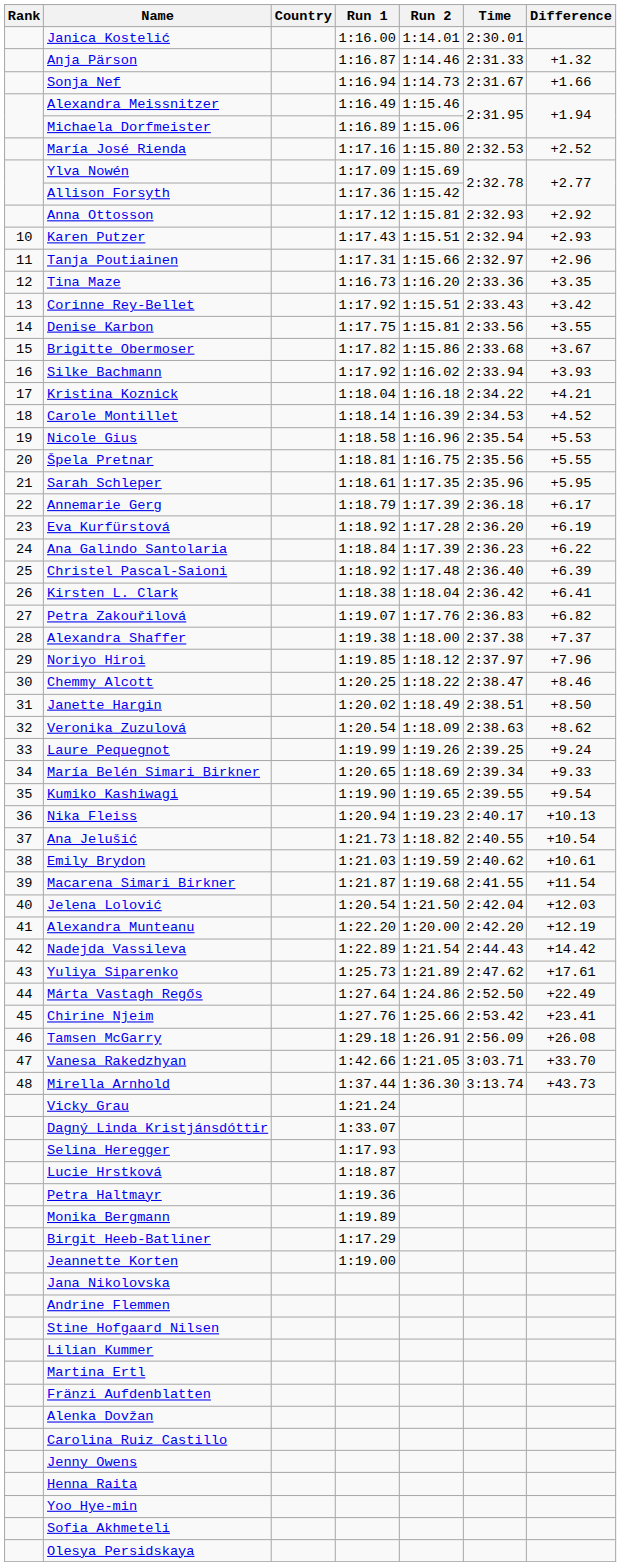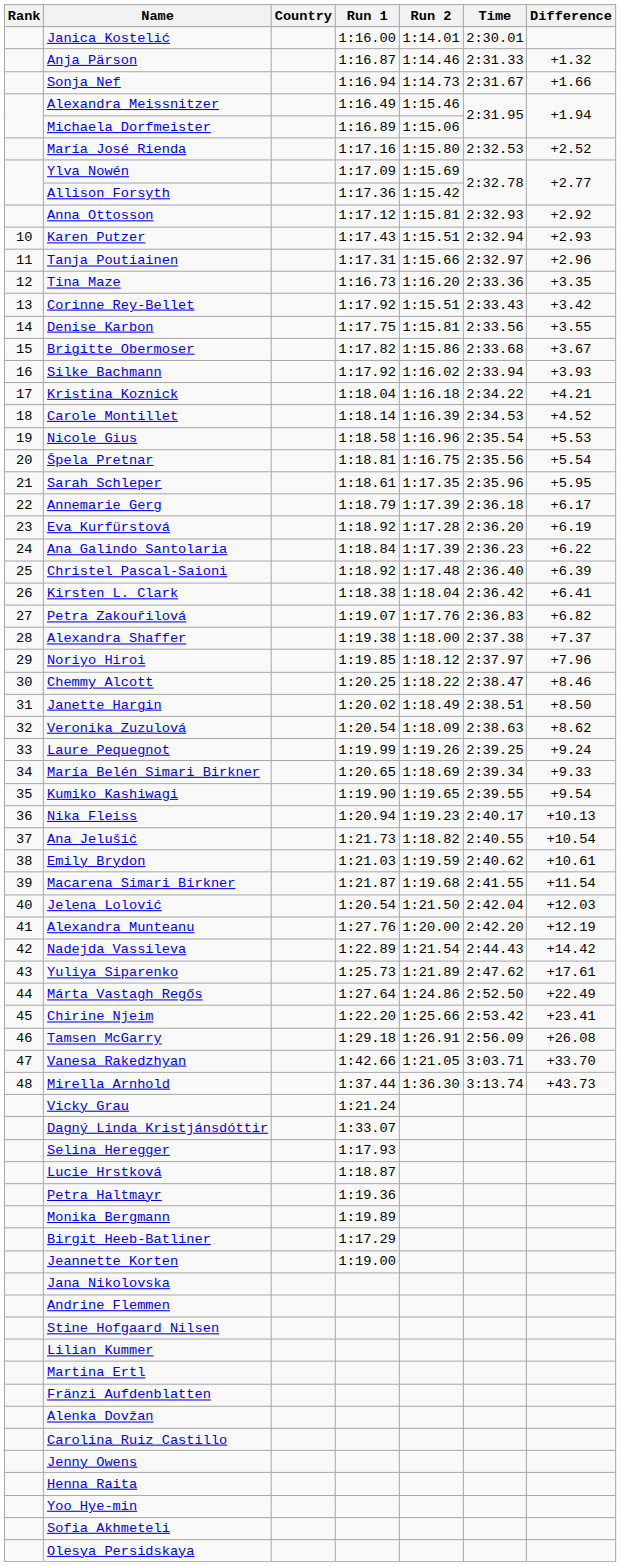(571, 461) +5.55 -> (571, 461) +5.54
(367, 928) 1:22.20 -> (367, 928) 1:27.76
(367, 1017) 1:27.76 -> (367, 1017) 1:22.20
